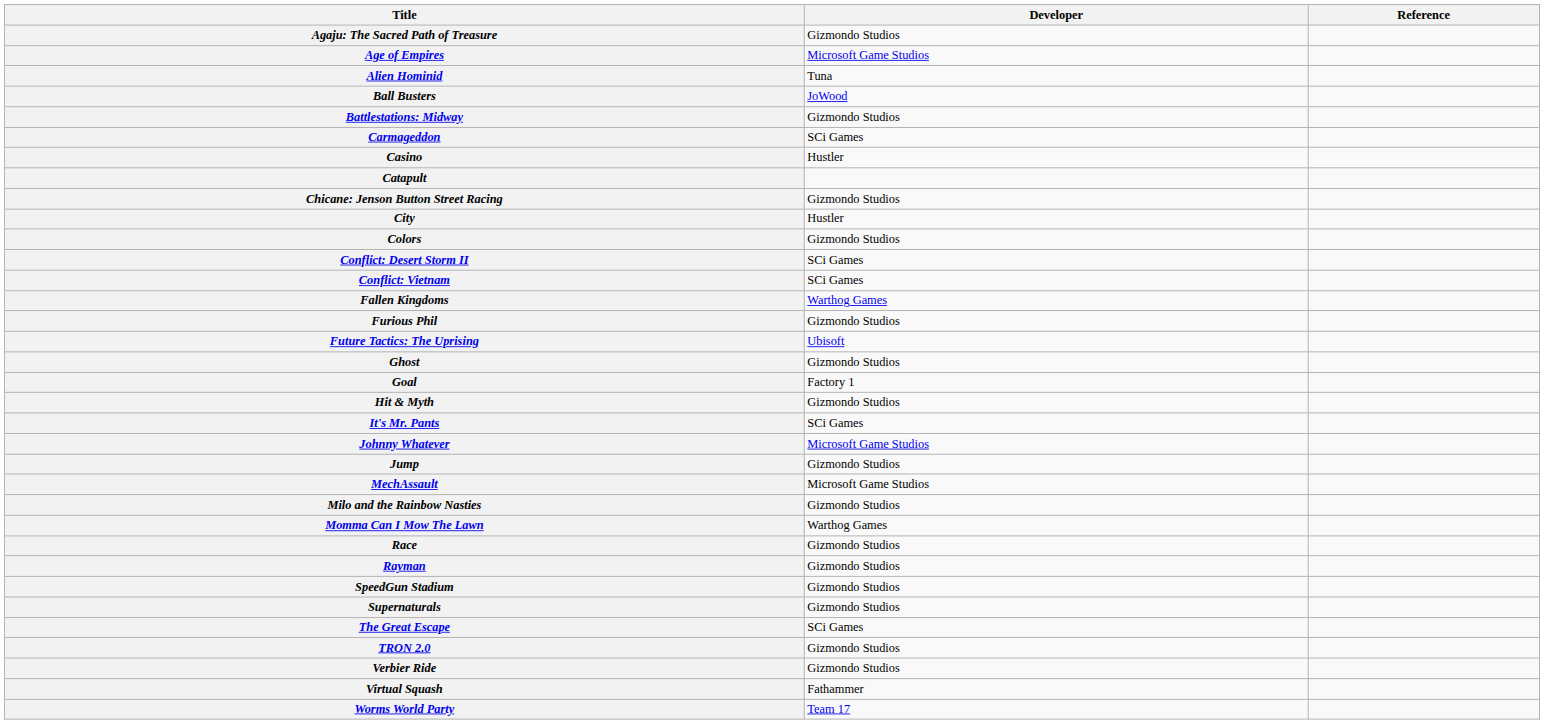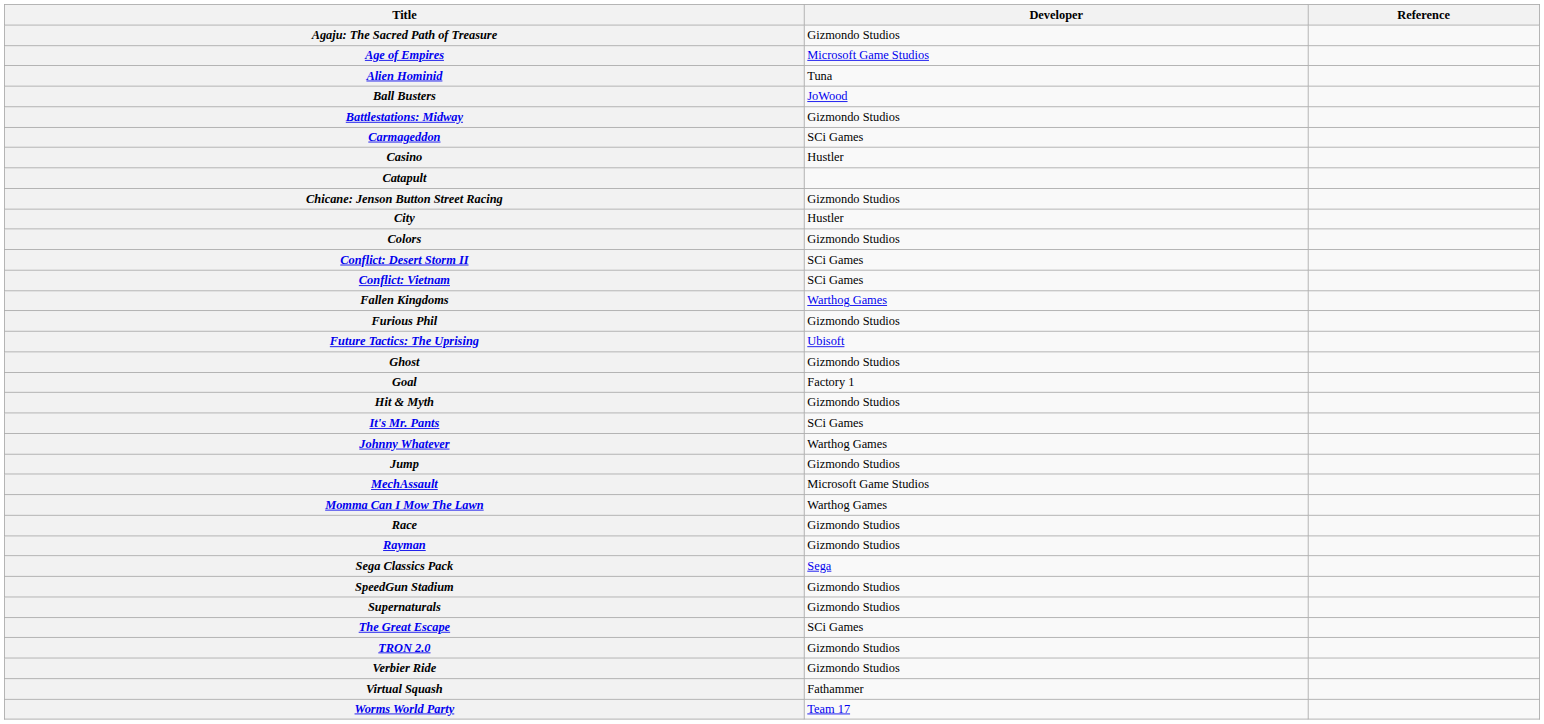(868, 444) Microsoft Game Studios -> (847, 444) Warthog Games
- row: (404, 505)
+ row: (404, 566)
